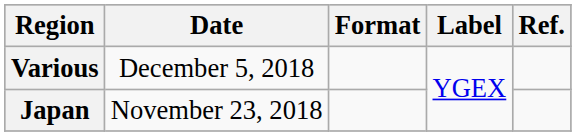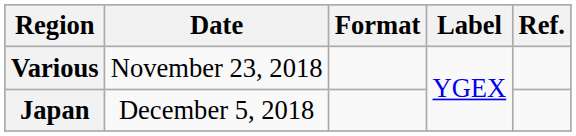(217, 67) December 5, 2018 -> (217, 67) November 23, 2018
(217, 109) November 23, 2018 -> (217, 109) December 5, 2018
